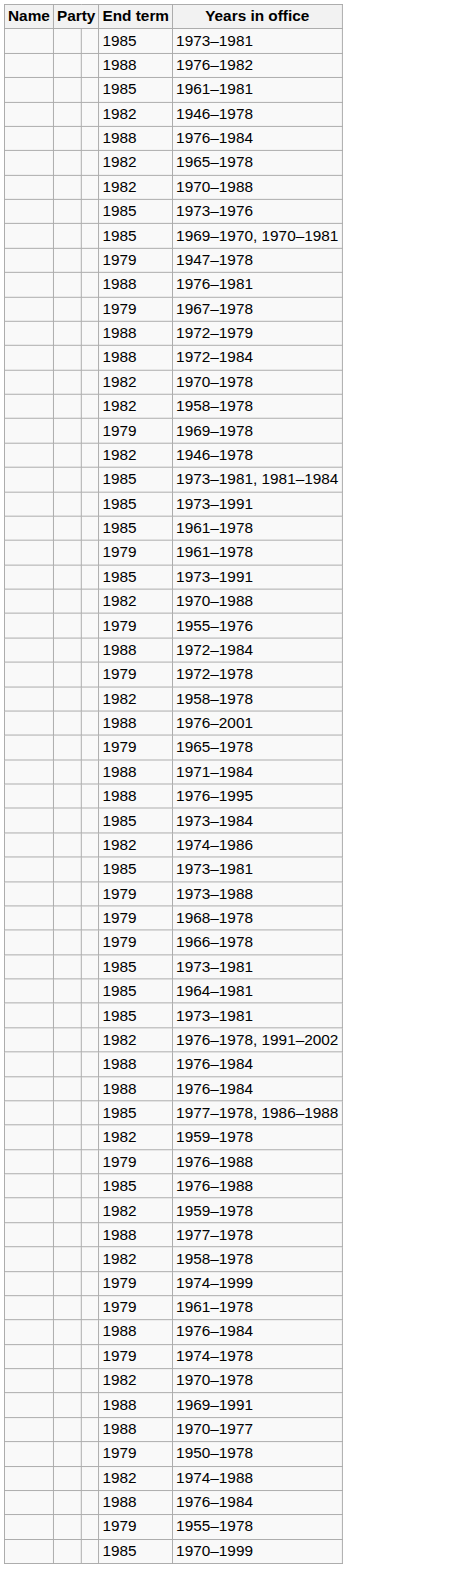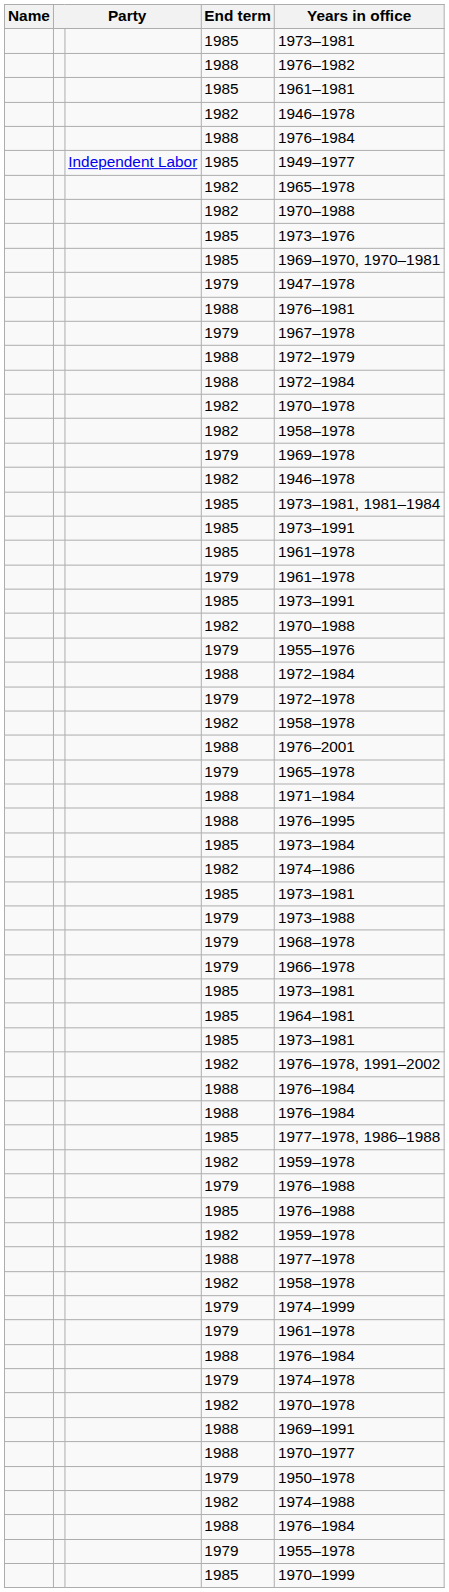+ row: (133, 162)
